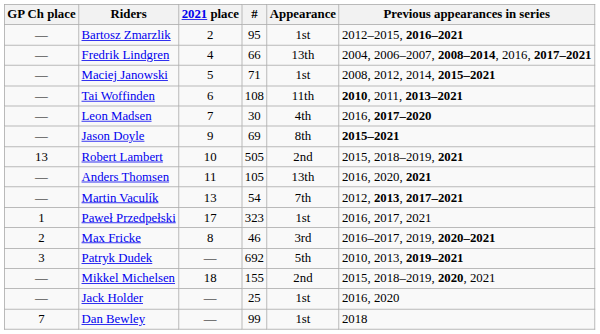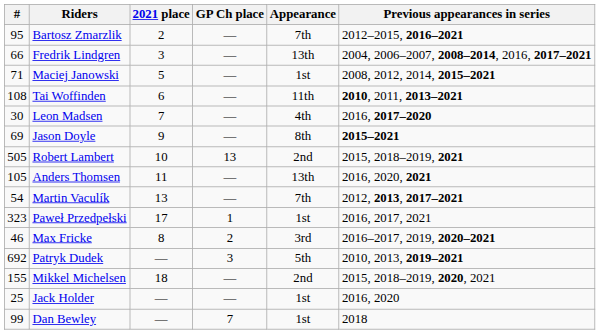columns swapped: (254, 14) <-> (41, 14)
(303, 34) 1st -> (303, 34) 7th
(210, 55) 4 -> (161, 55) 3
